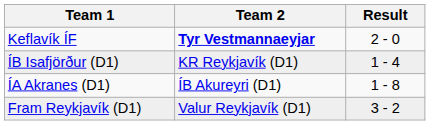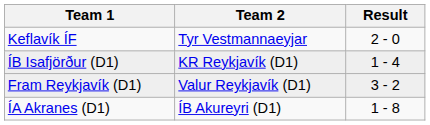(247, 39) bold -> (243, 39) normal
rows swapped: (59, 85) <-> (75, 108)
